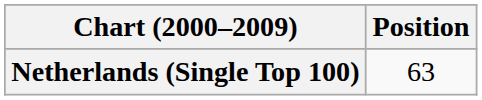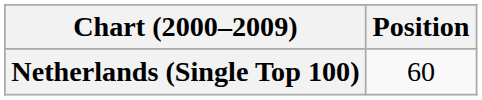(421, 71) 63 -> (421, 71) 60
